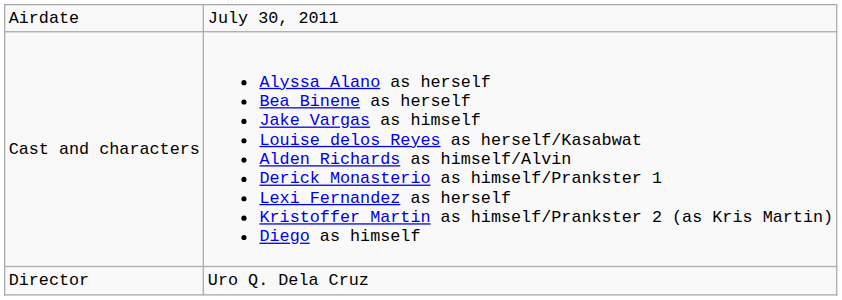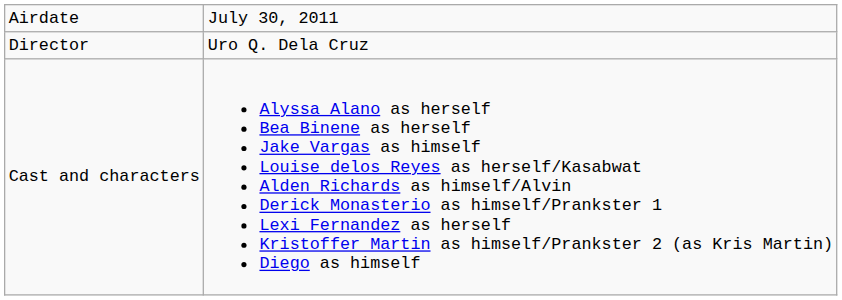rows swapped: (49, 281) <-> (104, 149)
